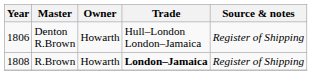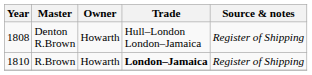(18, 37) 1806 -> (18, 37) 1808
(18, 61) 1808 -> (18, 61) 1810
